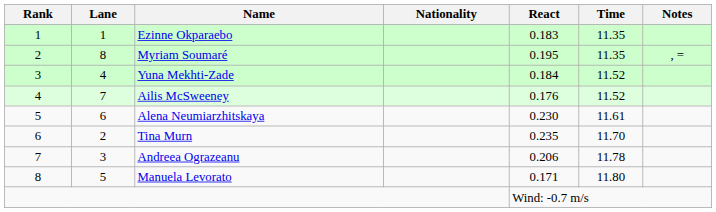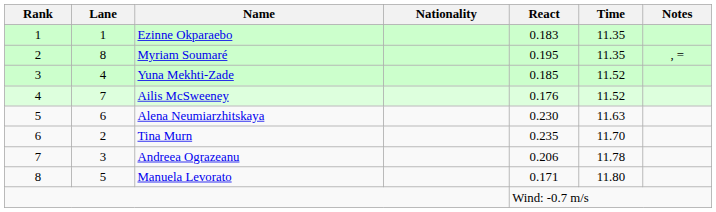(544, 75) 0.184 -> (544, 75) 0.185
(611, 116) 11.61 -> (611, 116) 11.63
